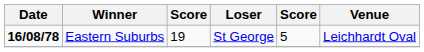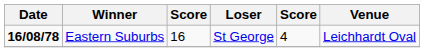(178, 36) 19 -> (178, 36) 16
(284, 36) 5 -> (284, 36) 4
